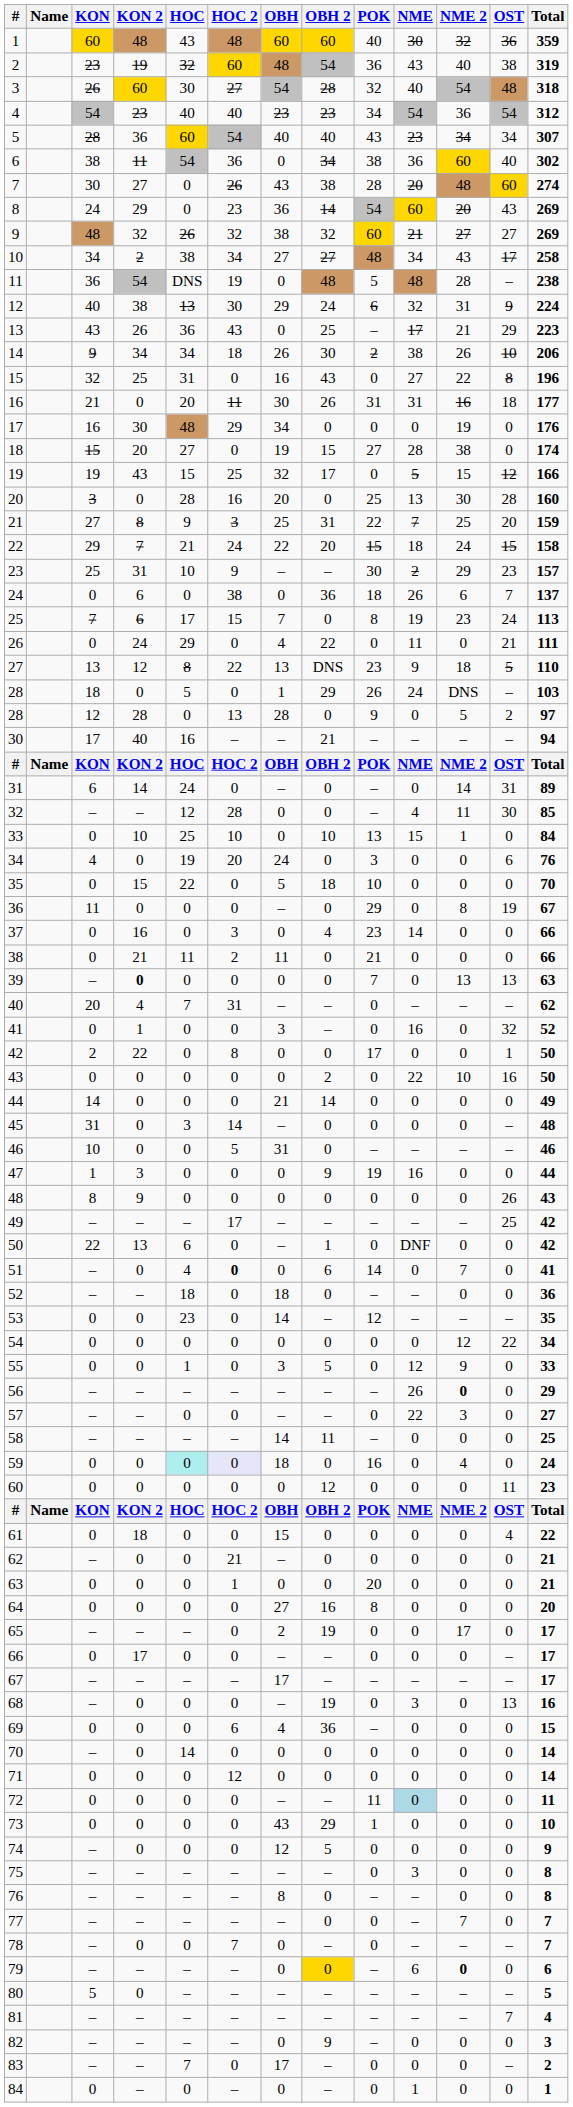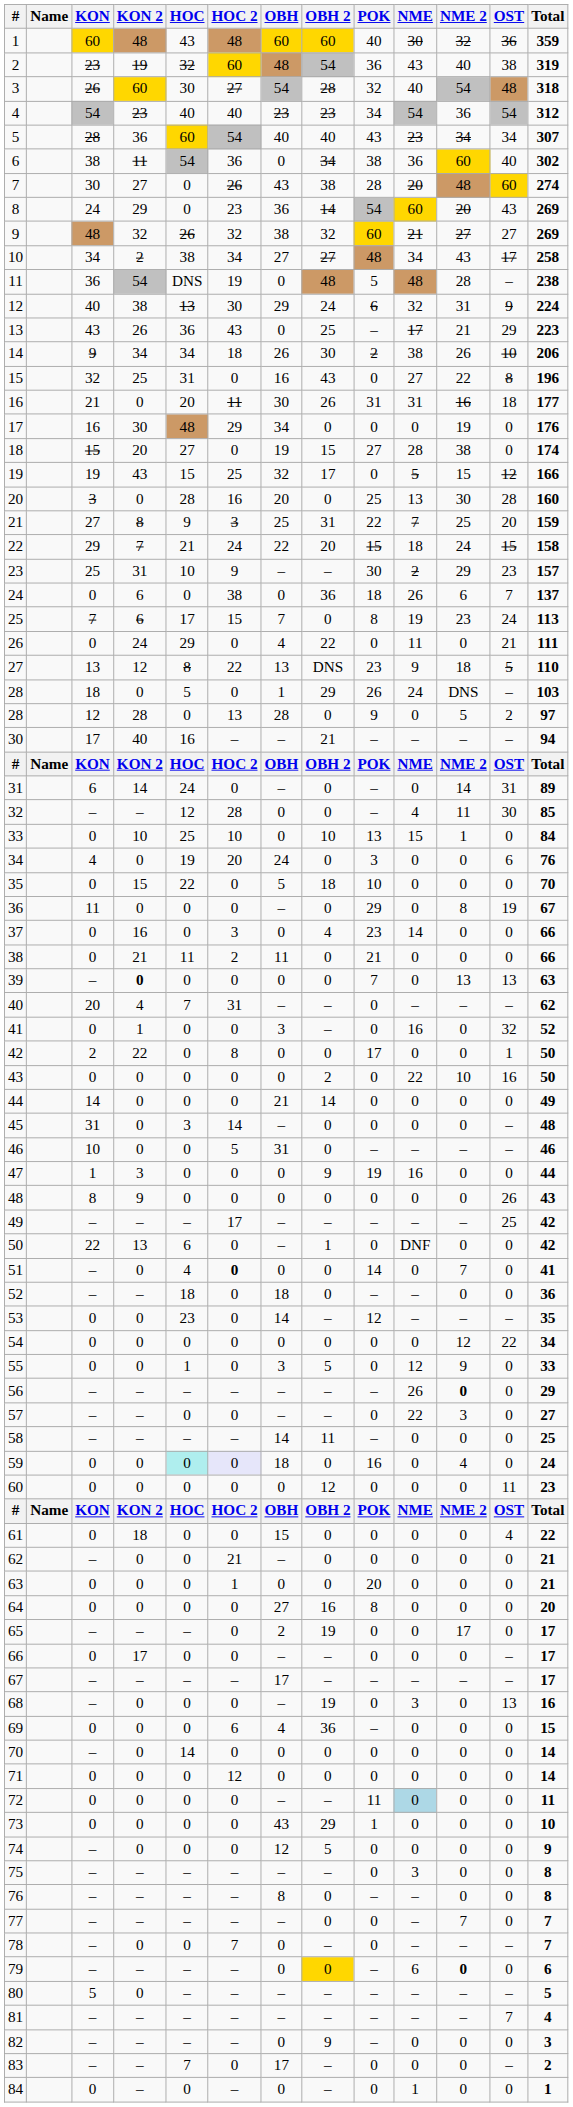(328, 1270) 6 -> (328, 1270) 0
